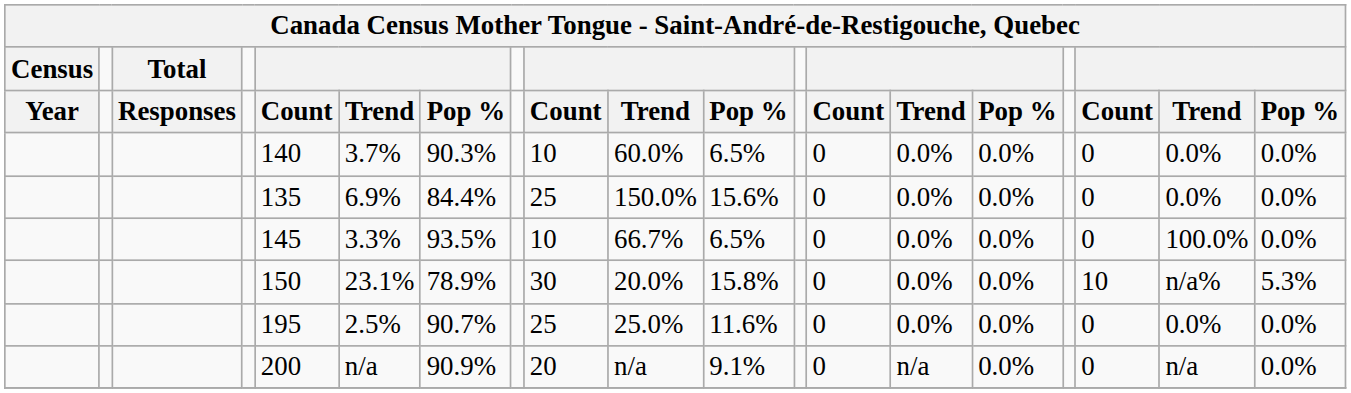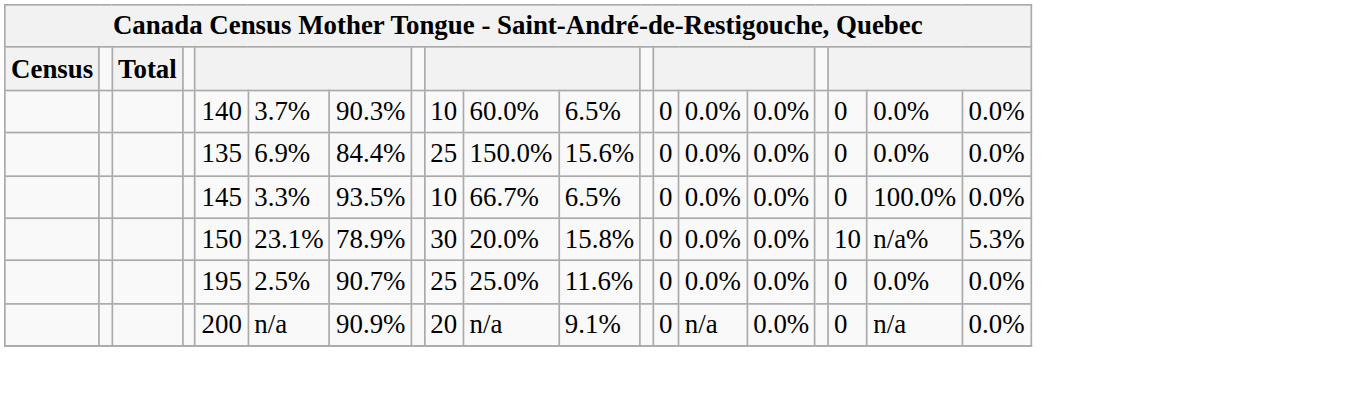- row: (52, 111)
